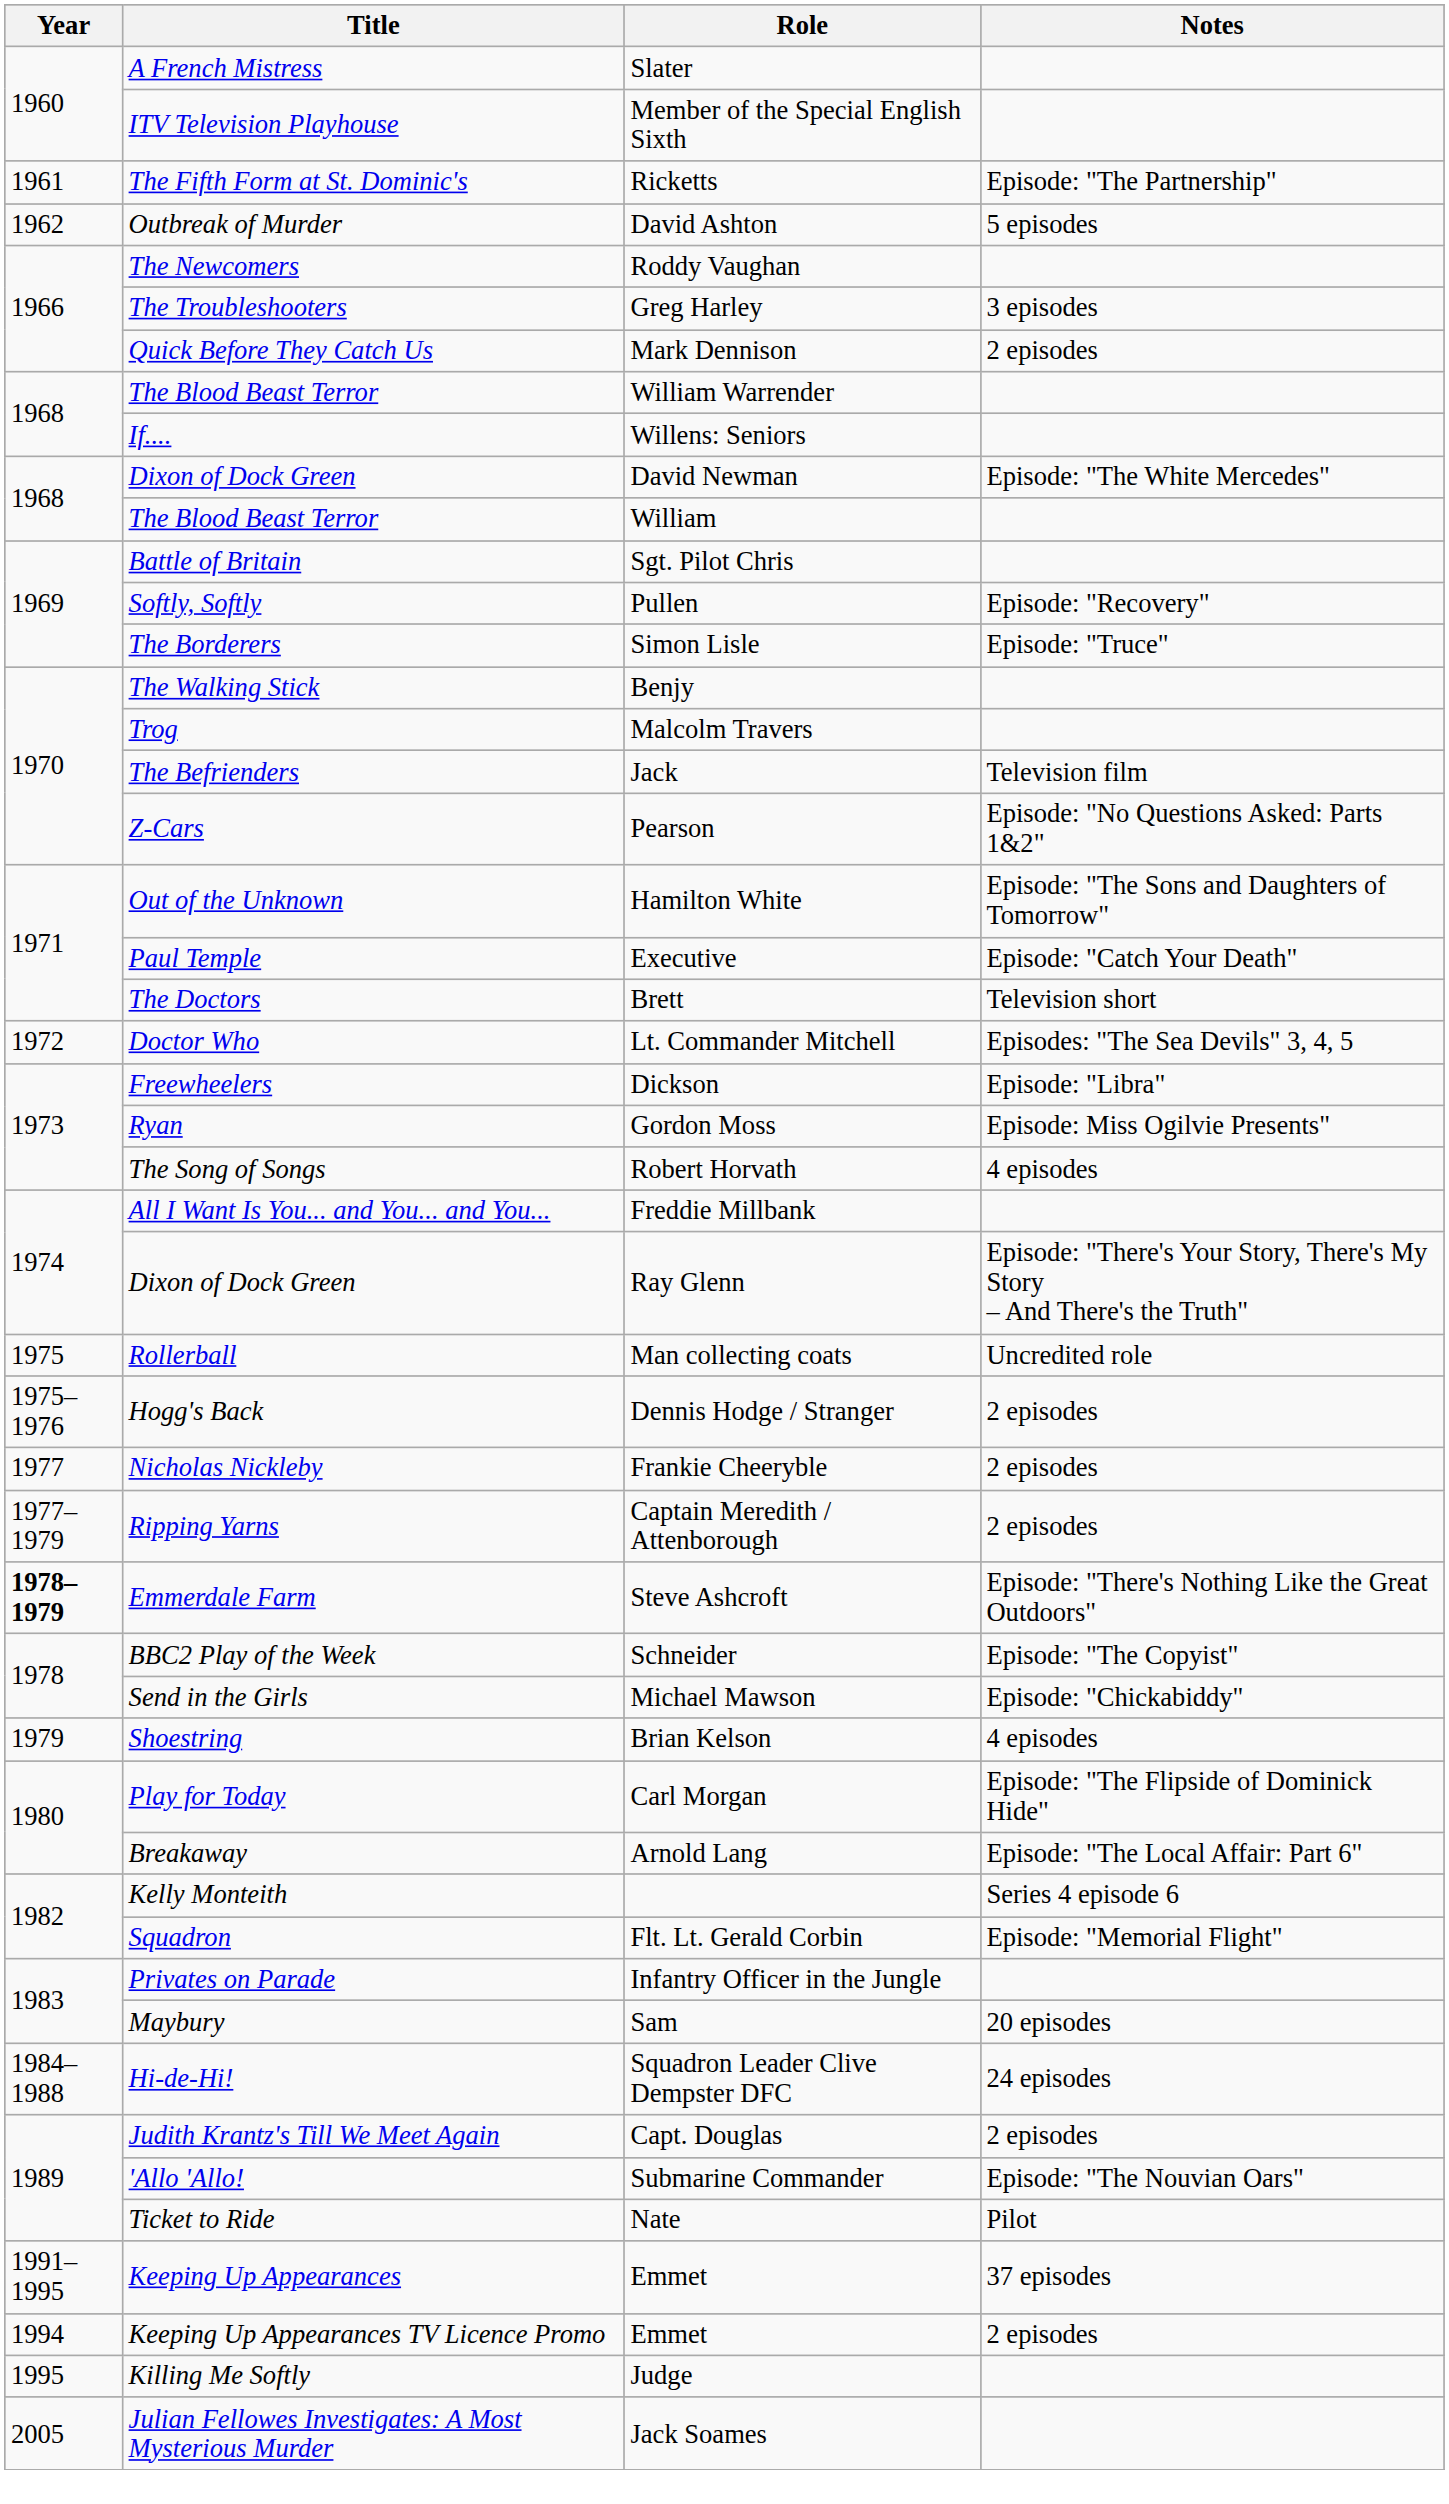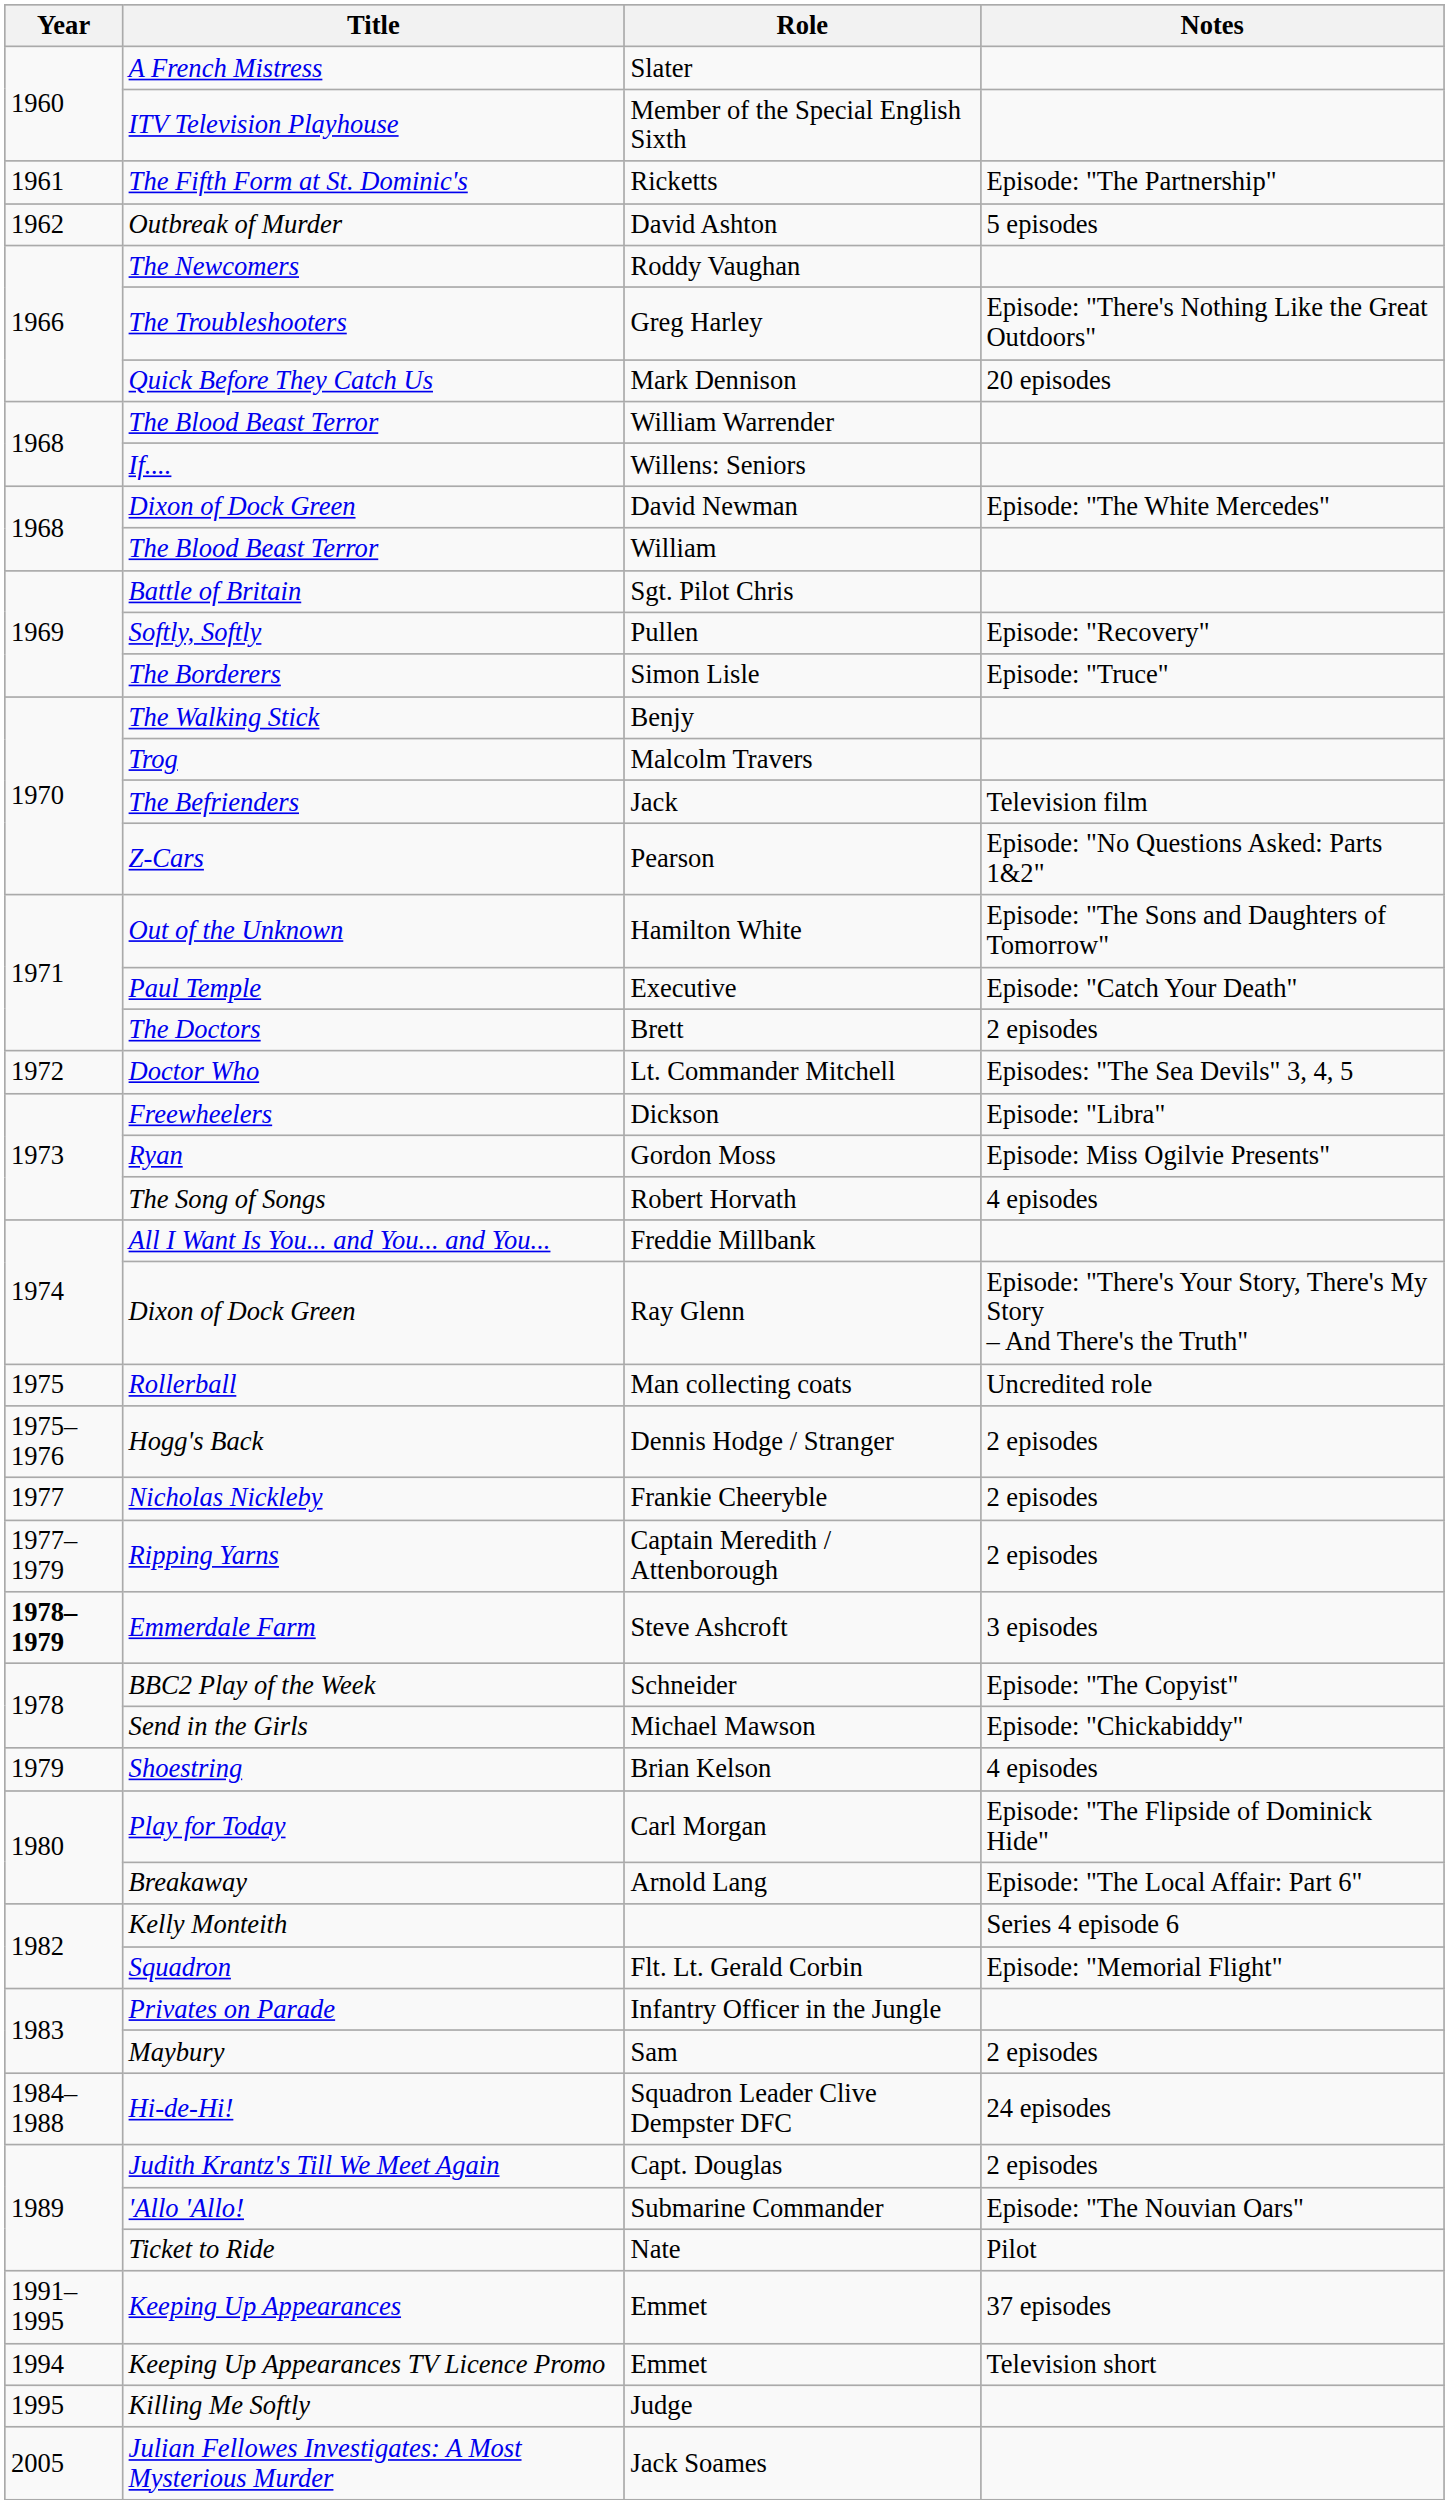(1042, 308) 3 episodes -> (1207, 323) Episode: "There's Nothing Like the Great Outdoors"
(1042, 350) 2 episodes -> (1049, 380) 20 episodes
(1071, 999) Television short -> (1042, 1029) 2 episodes
(1207, 1597) Episode: "There's Nothing Like the Great Outdoors" -> (1042, 1627) 3 episodes
(1049, 2021) 20 episodes -> (1042, 2051) 2 episodes
(1042, 2333) 2 episodes -> (1071, 2363) Television short
